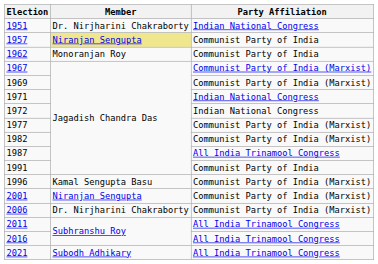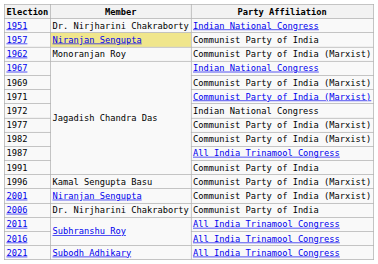(256, 54) Communist Party of India -> (282, 54) Communist Party of India (Marxist)
(282, 68) Communist Party of India (Marxist) -> (256, 68) Indian National Congress
(256, 97) Indian National Congress -> (282, 97) Communist Party of India (Marxist)
(282, 210) Communist Party of India (Marxist) -> (256, 210) Communist Party of India
